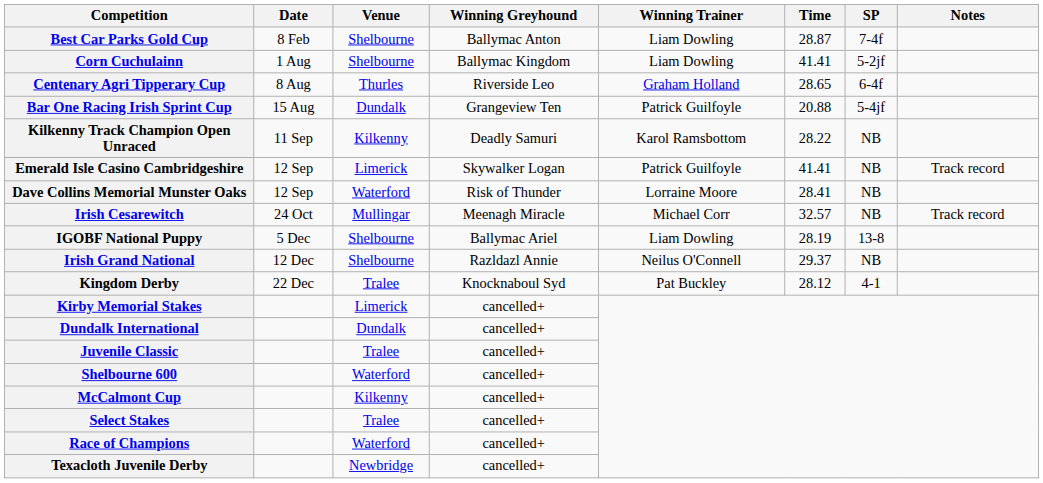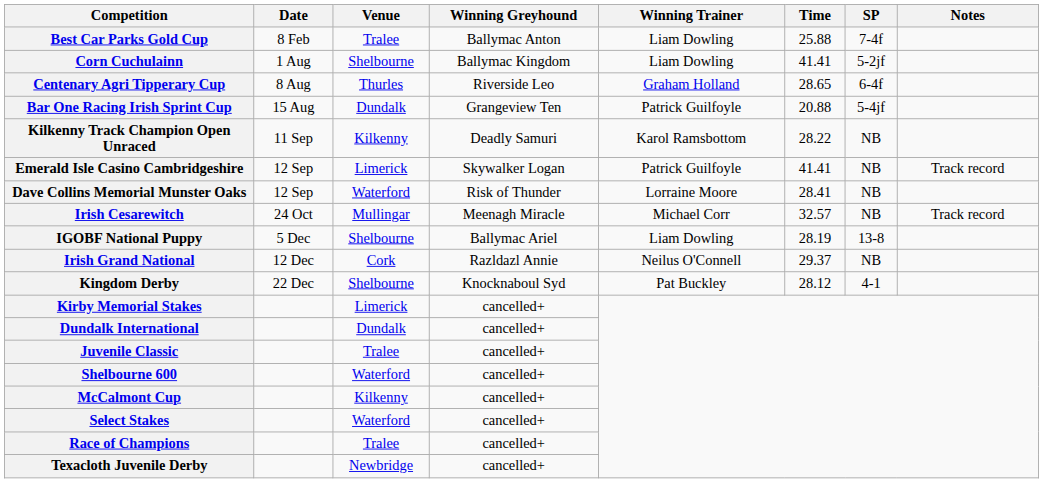(381, 38) Shelbourne -> (381, 38) Tralee
(815, 38) 28.87 -> (815, 38) 25.88
(381, 260) Shelbourne -> (381, 260) Cork
(381, 283) Tralee -> (381, 283) Shelbourne
(381, 420) Tralee -> (381, 420) Waterford
(381, 443) Waterford -> (381, 443) Tralee
